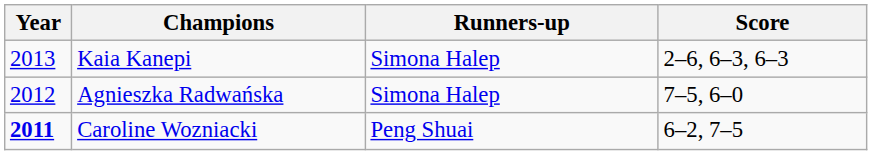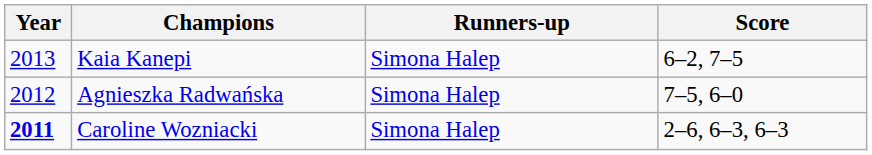(726, 58) 2–6, 6–3, 6–3 -> (703, 58) 6–2, 7–5
(422, 130) Peng Shuai -> (435, 130) Simona Halep
(703, 130) 6–2, 7–5 -> (726, 130) 2–6, 6–3, 6–3
